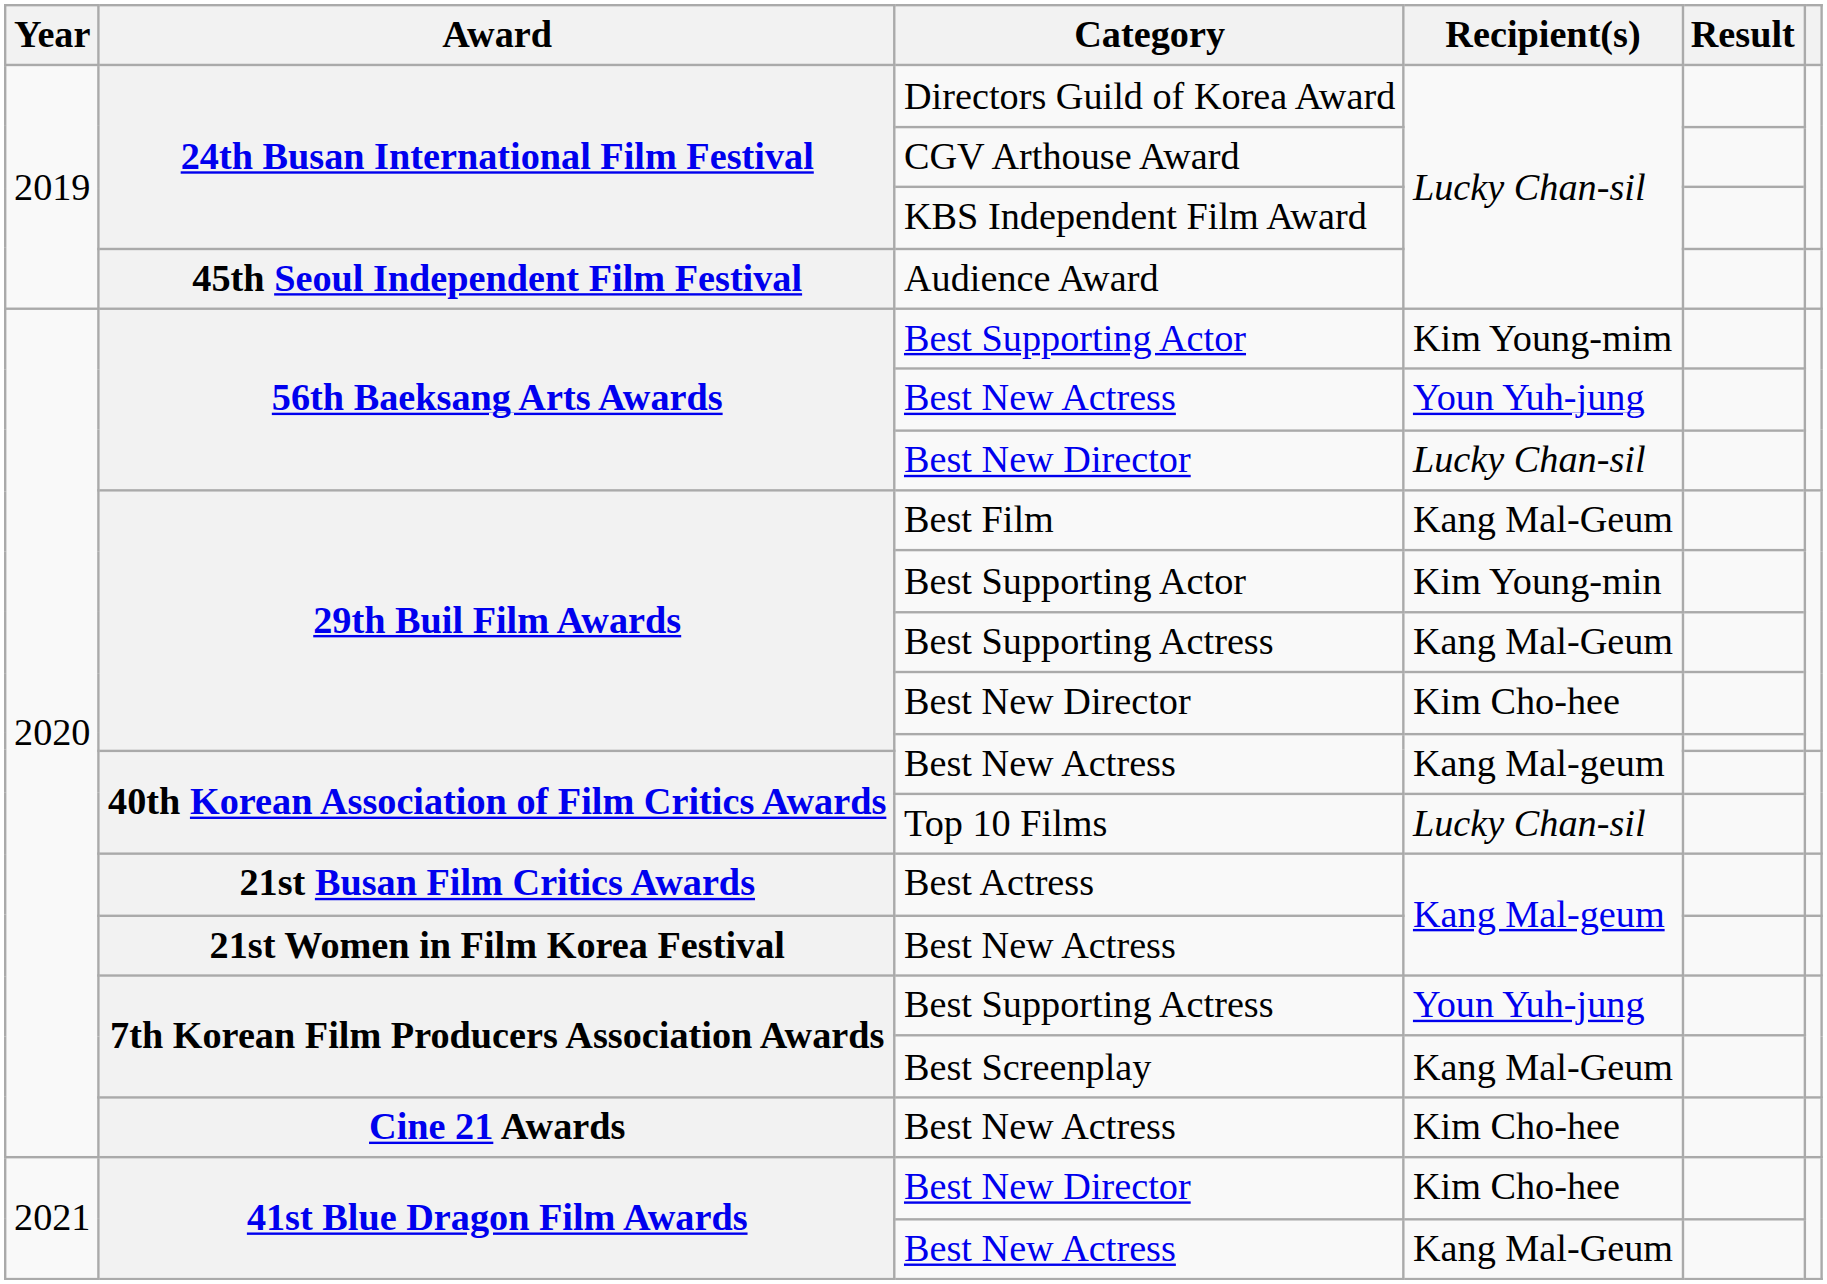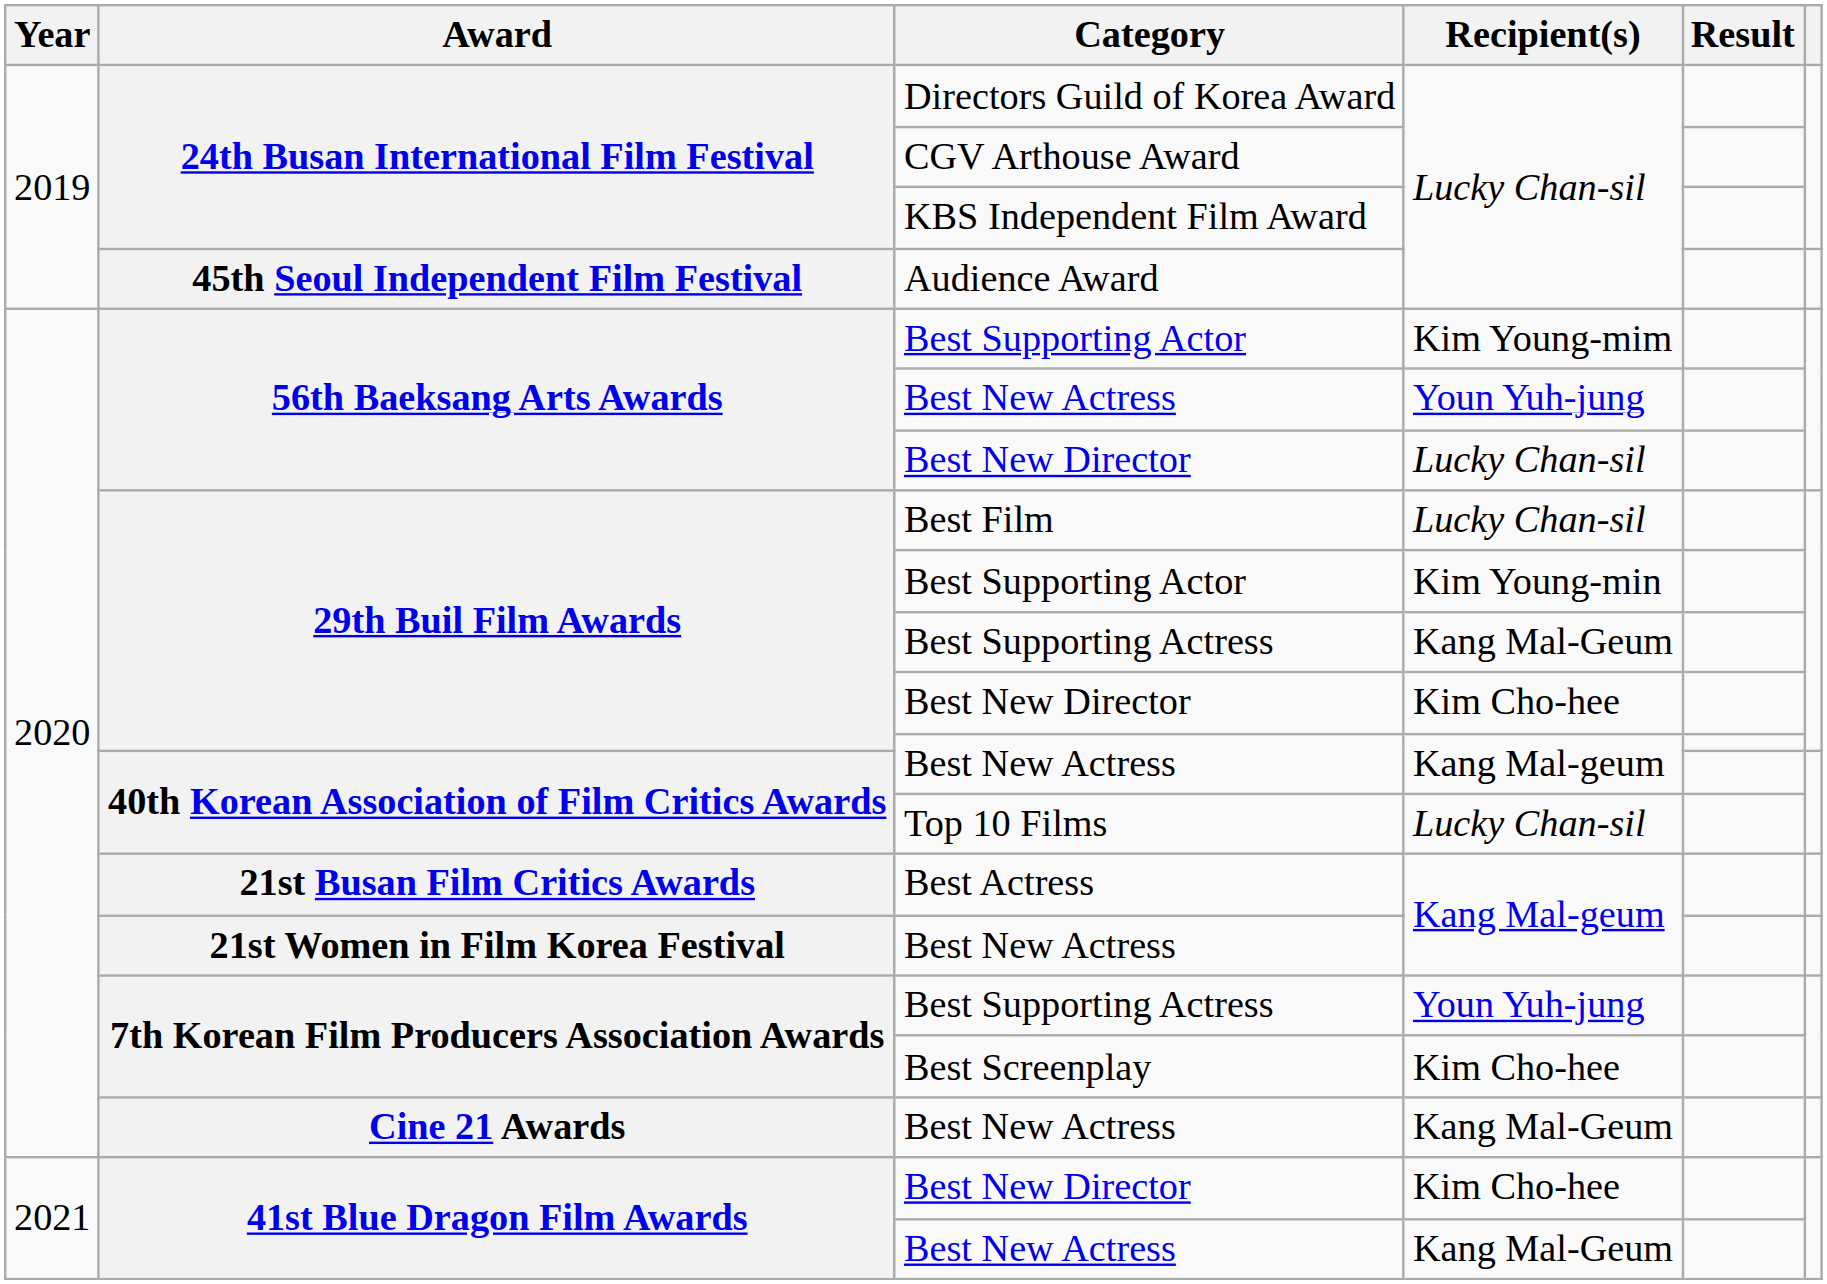(1543, 519) Kang Mal-Geum -> (1529, 519) Lucky Chan-sil
(1543, 1065) Kang Mal-Geum -> (1516, 1065) Kim Cho-hee
(1516, 1126) Kim Cho-hee -> (1543, 1126) Kang Mal-Geum
